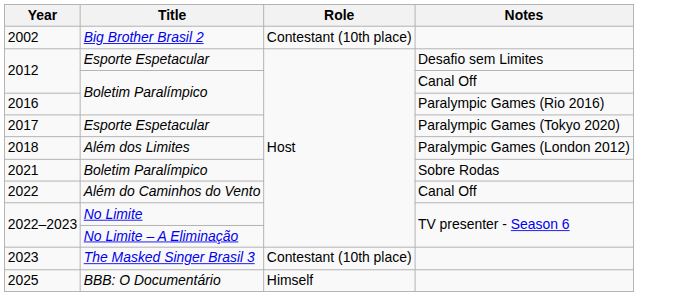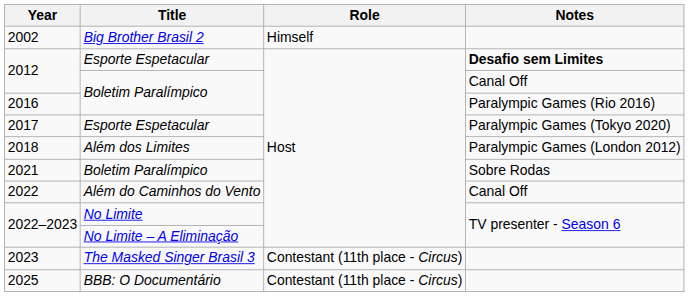(339, 37) Contestant (10th place) -> (290, 37) Himself
(481, 59) normal -> (536, 59) bold
(339, 258) Contestant (10th place) -> (365, 258) Contestant (11th place - Circus)
(290, 280) Himself -> (365, 280) Contestant (11th place - Circus)
